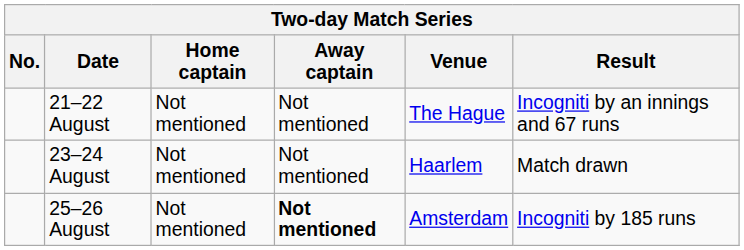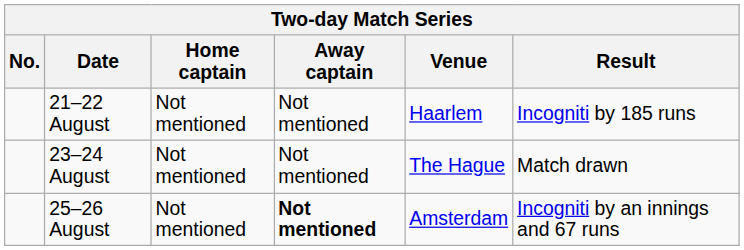(457, 113) The Hague -> (446, 113) Haarlem
(613, 113) Incogniti by an innings and 67 runs -> (606, 113) Incogniti by 185 runs
(446, 166) Haarlem -> (457, 166) The Hague
(606, 218) Incogniti by 185 runs -> (613, 218) Incogniti by an innings and 67 runs
